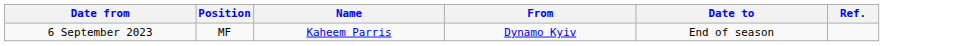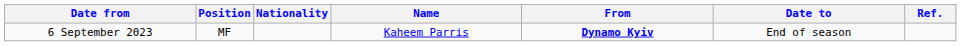+ column: (292, 13)
(540, 32) normal -> (617, 32) bold
